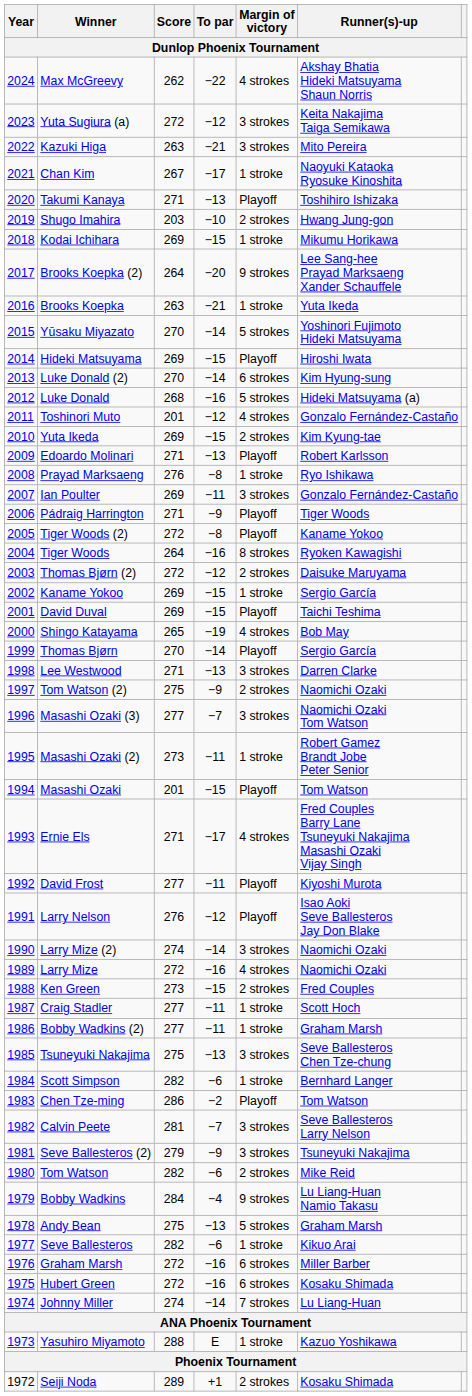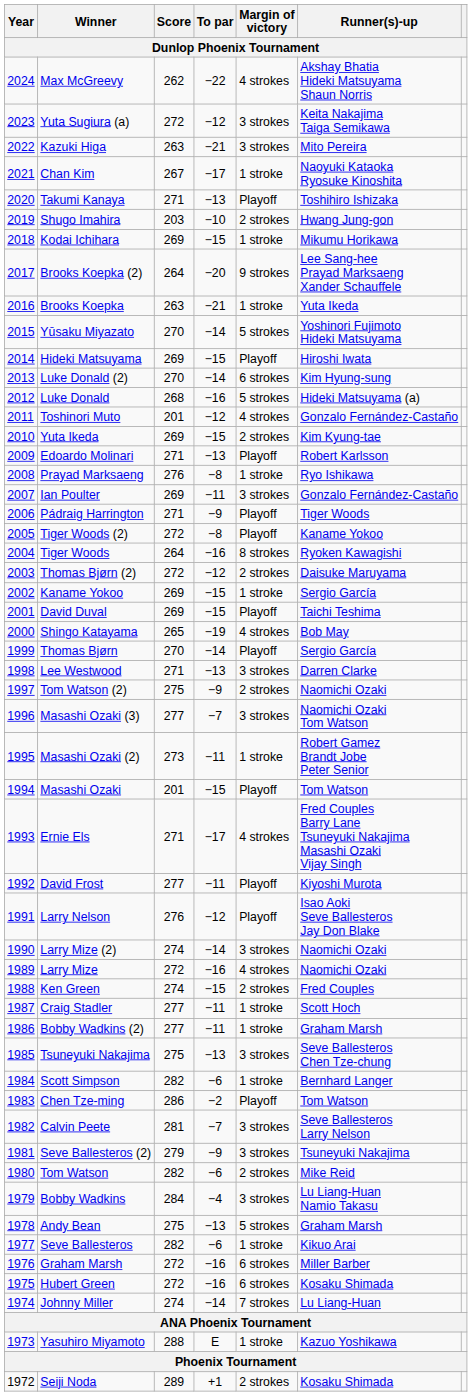(174, 989) 273 -> (174, 989) 274
(264, 1199) 9 strokes -> (264, 1199) 3 strokes
